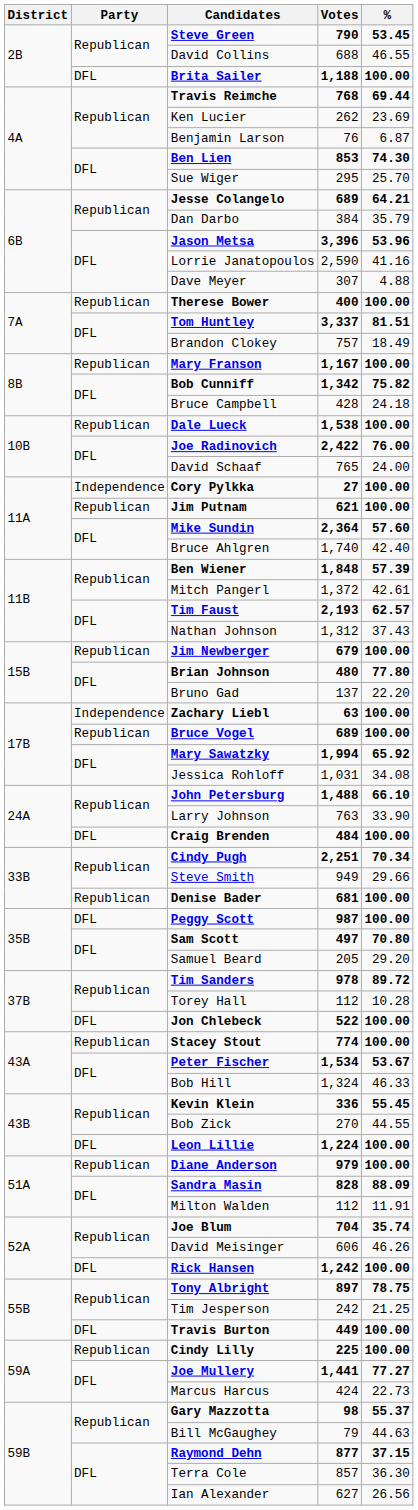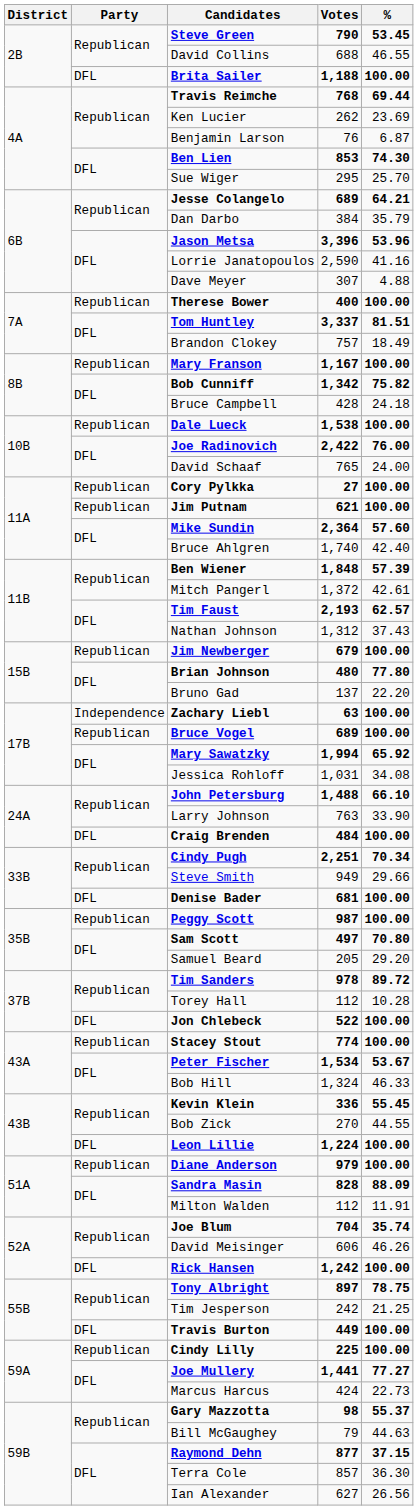(119, 487) Independence -> (112, 487) Republican
(112, 898) Republican -> (85, 898) DFL
(85, 919) DFL -> (112, 919) Republican
